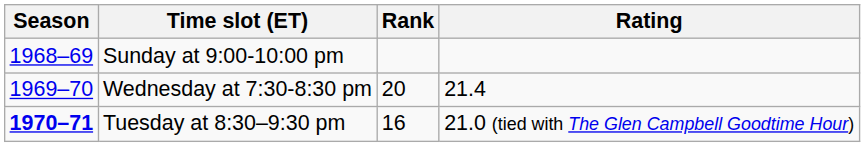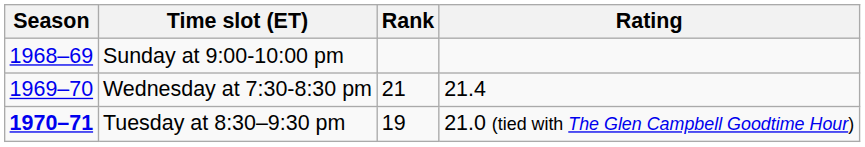(394, 89) 20 -> (394, 89) 21
(394, 123) 16 -> (394, 123) 19
